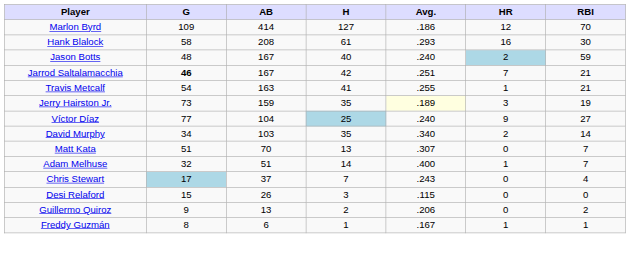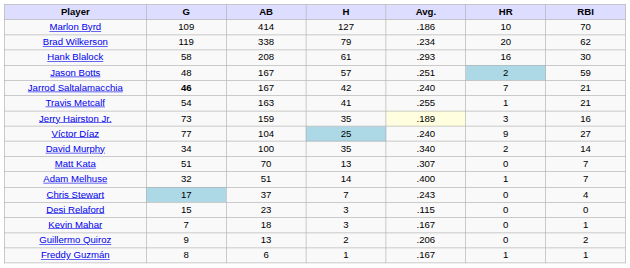(506, 27) 12 -> (506, 27) 10
+ row: (75, 42)
(346, 57) 40 -> (346, 73) 57
(426, 57) .240 -> (426, 73) .251
(426, 73) .251 -> (426, 88) .240
(586, 103) 19 -> (586, 118) 16
(266, 133) 103 -> (266, 149) 100
(266, 194) 26 -> (266, 210) 23
+ row: (75, 225)
